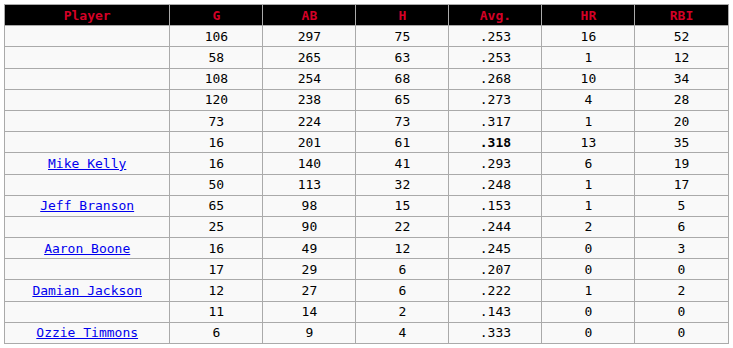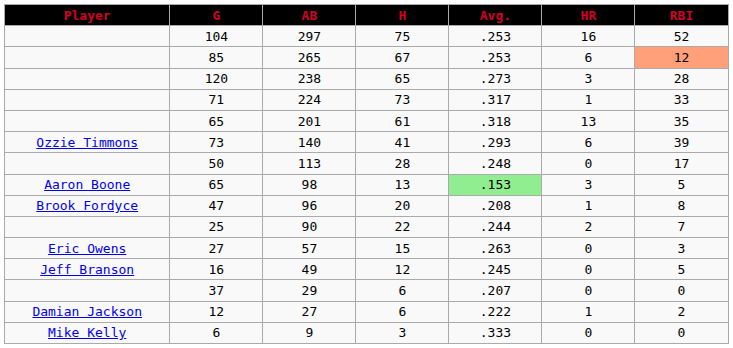(216, 36) 106 -> (216, 36) 104
(216, 57) 58 -> (216, 57) 85
(402, 57) 63 -> (402, 57) 67
(588, 57) 1 -> (588, 57) 6
(681, 57) no background -> (681, 57) lightsalmon background
- row: (309, 79)
(588, 100) 4 -> (588, 79) 3
(216, 121) 73 -> (216, 100) 71
(681, 121) 20 -> (681, 100) 33
(216, 142) 16 -> (216, 121) 65
(495, 142) bold -> (495, 121) normal
(87, 163) Mike Kelly -> (87, 142) Ozzie Timmons
(216, 163) 16 -> (216, 142) 73
(681, 163) 19 -> (681, 142) 39
(402, 185) 32 -> (402, 163) 28
(588, 185) 1 -> (588, 163) 0
(87, 206) Jeff Branson -> (87, 185) Aaron Boone
(402, 206) 15 -> (402, 185) 13
(495, 206) no background -> (495, 185) lightgreen background
(588, 206) 1 -> (588, 185) 3
+ row: (309, 206)
(681, 227) 6 -> (681, 227) 7
+ row: (309, 248)
(87, 248) Aaron Boone -> (87, 269) Jeff Branson
(681, 248) 3 -> (681, 269) 5
(216, 269) 17 -> (216, 291) 37
- row: (309, 312)
(87, 333) Ozzie Timmons -> (87, 333) Mike Kelly
(402, 333) 4 -> (402, 333) 3
